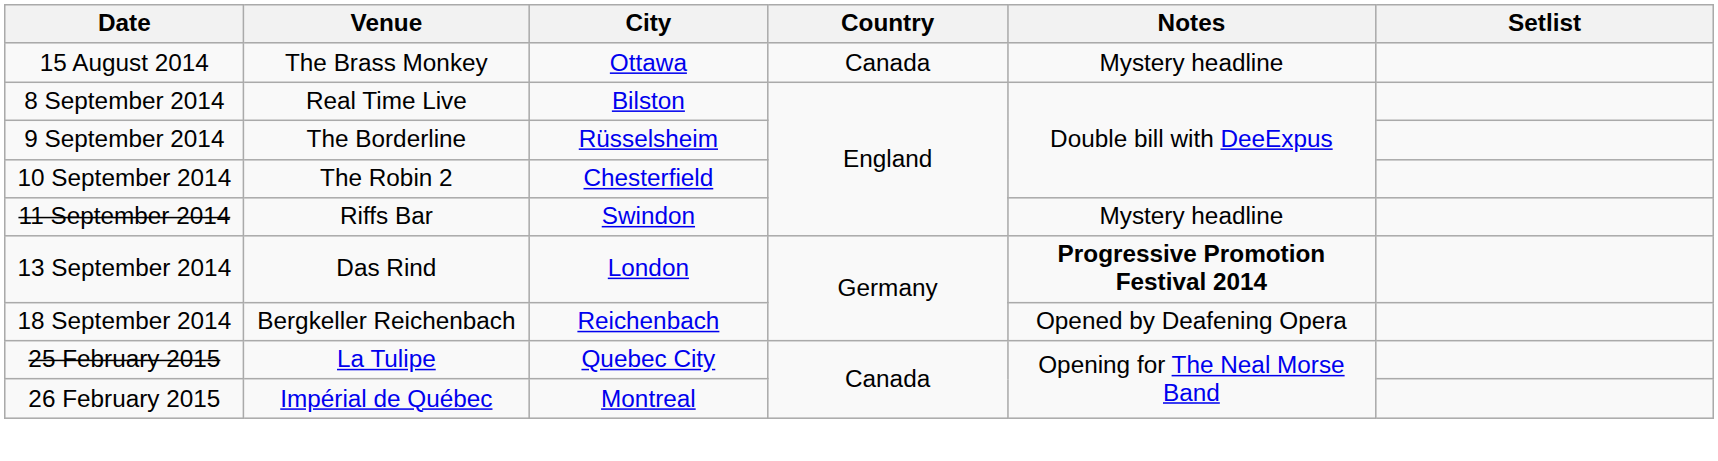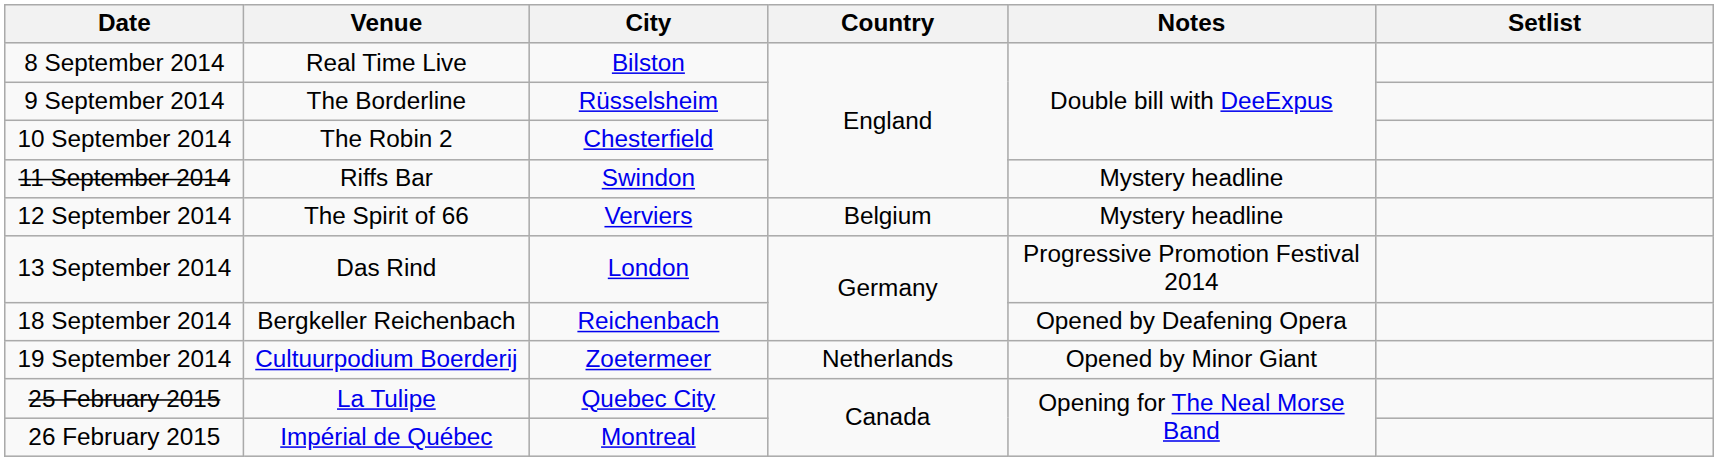- row: (124, 62)
+ row: (124, 216)
(1191, 268) bold -> (1191, 268) normal
+ row: (124, 359)
